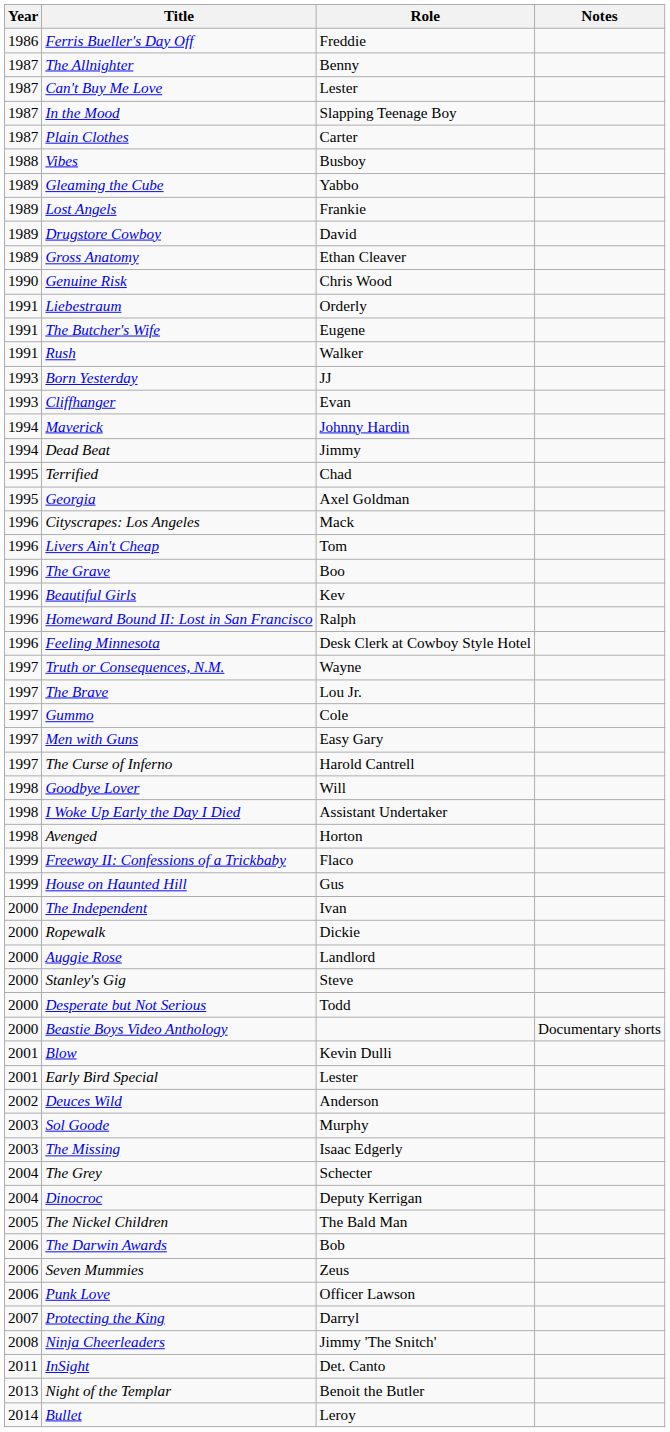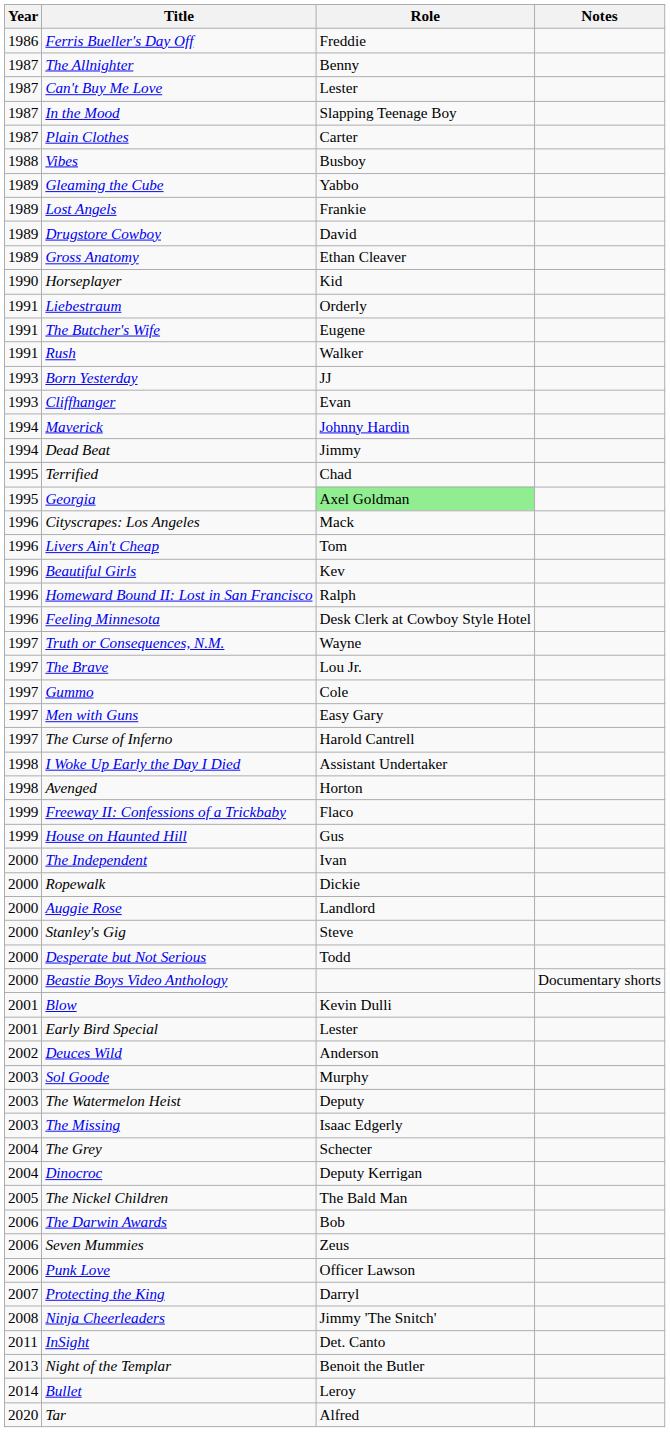+ row: (83, 281)
- row: (86, 281)
(364, 498) no background -> (364, 498) lightgreen background
- row: (78, 570)
- row: (92, 787)
+ row: (113, 1101)
+ row: (56, 1414)
